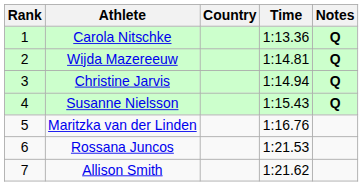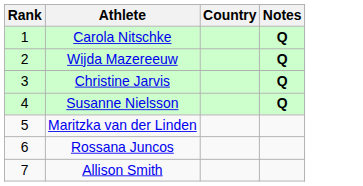- column: (286, 15)
